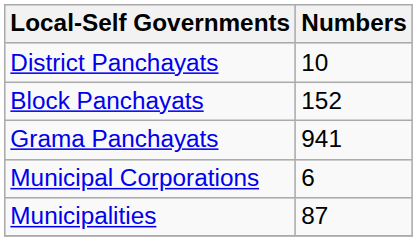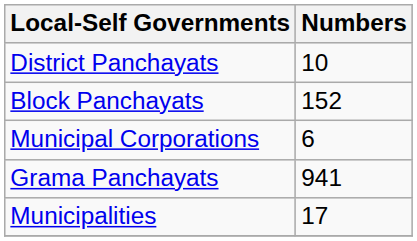rows swapped: (114, 139) <-> (135, 178)
(315, 216) 87 -> (315, 216) 17
